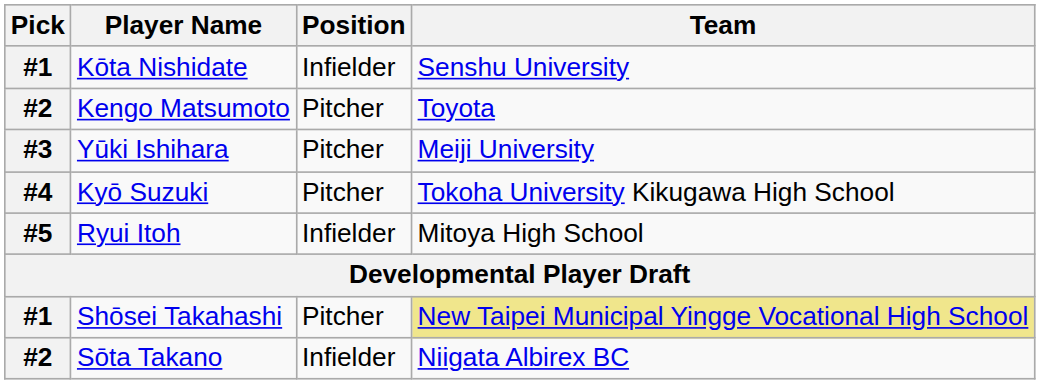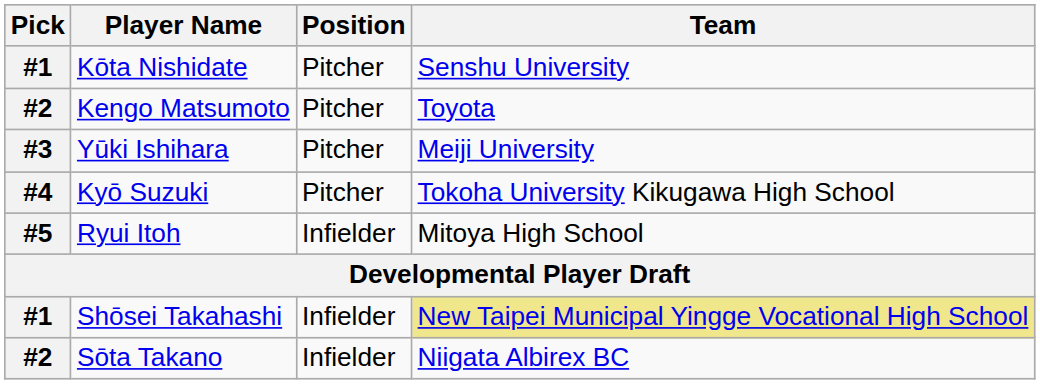(349, 66) Infielder -> (343, 66) Pitcher
(343, 316) Pitcher -> (349, 316) Infielder
